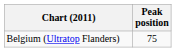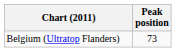(152, 39) 75 -> (152, 39) 73
